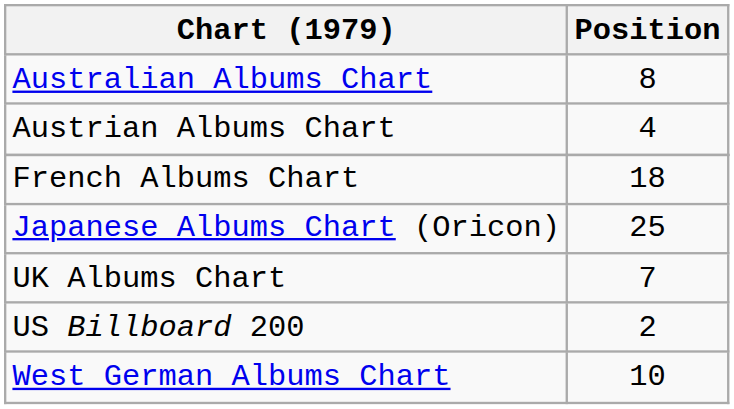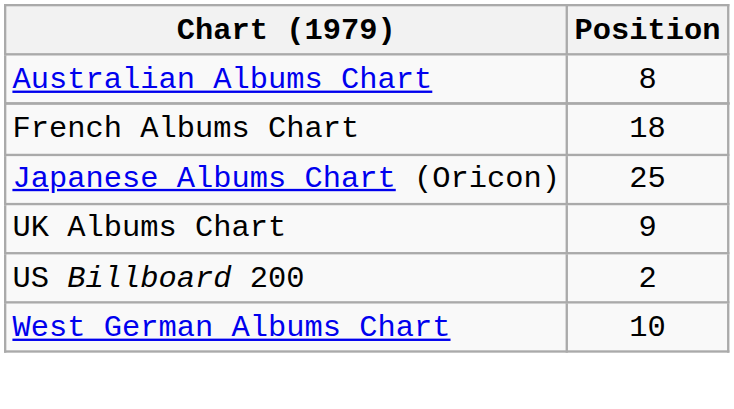- row: (204, 129)
(648, 278) 7 -> (648, 228) 9
